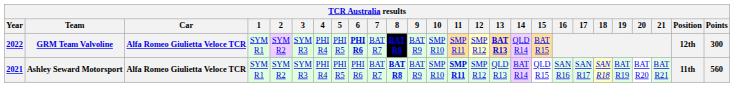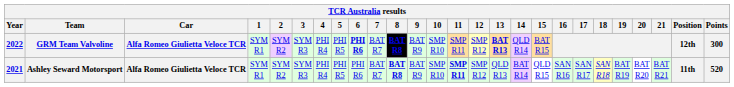(717, 70) 560 -> (717, 70) 520
